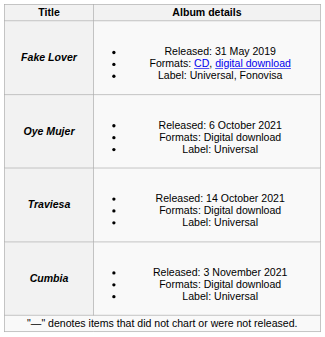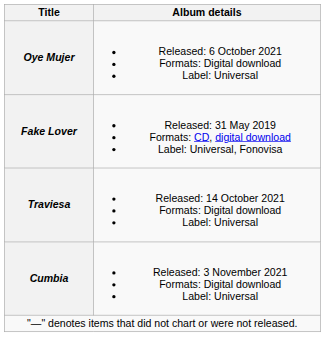rows swapped: (49, 58) <-> (49, 131)
